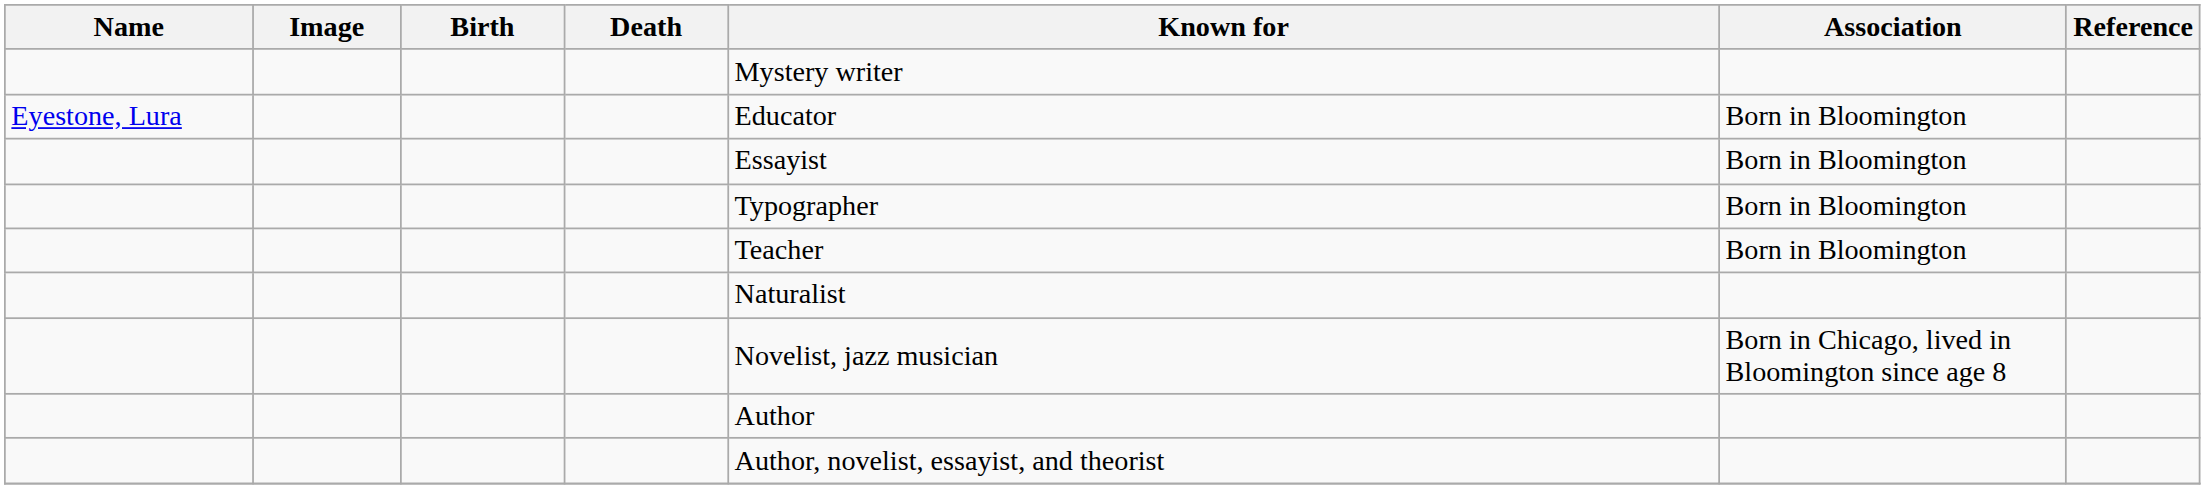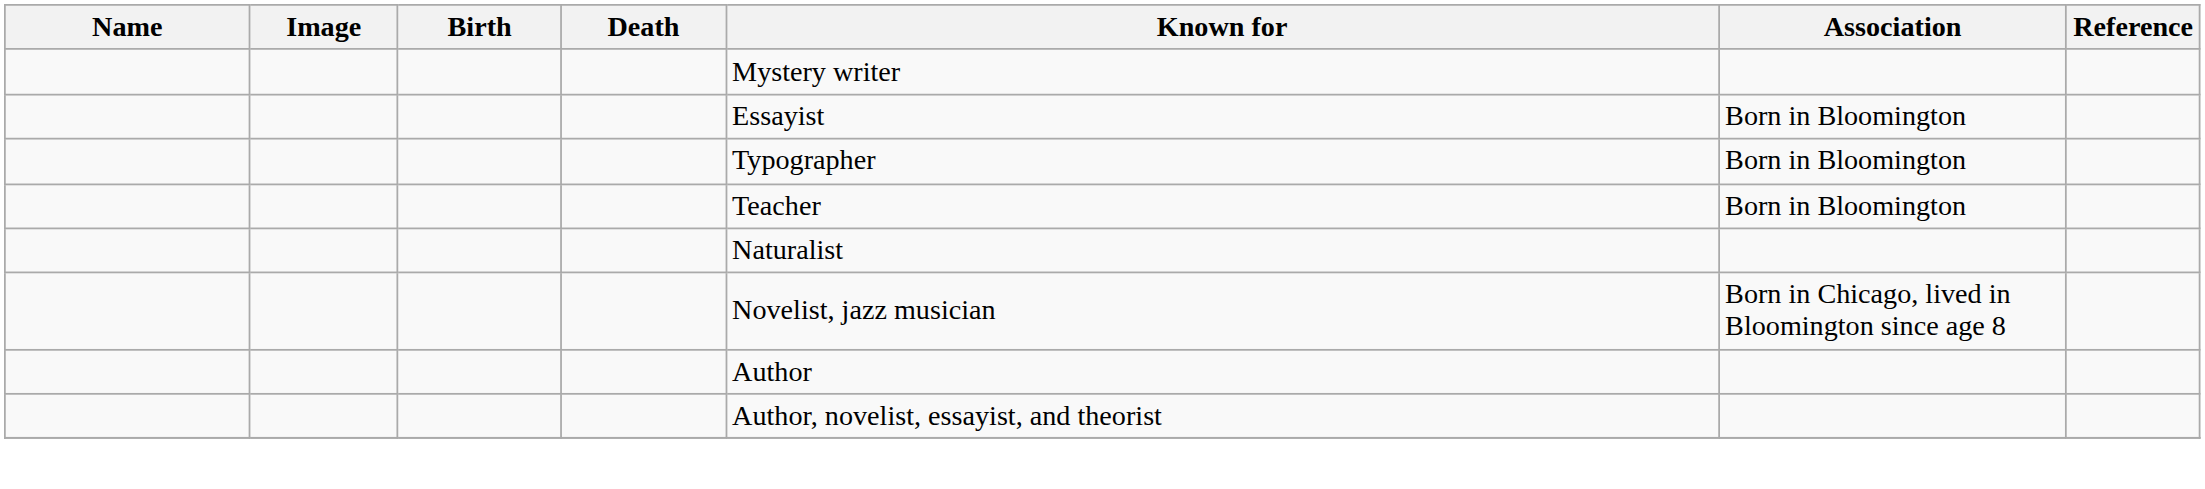- row: (97, 116)
